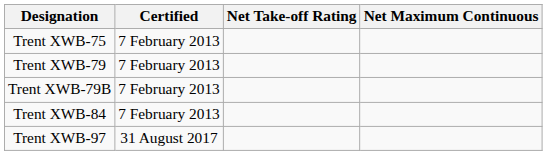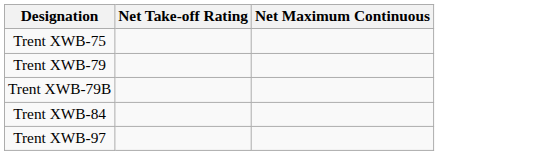- column: (169, 16)
